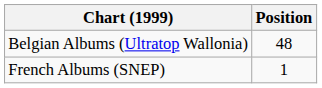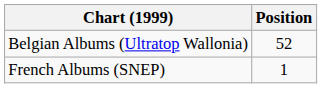(284, 43) 48 -> (284, 43) 52
